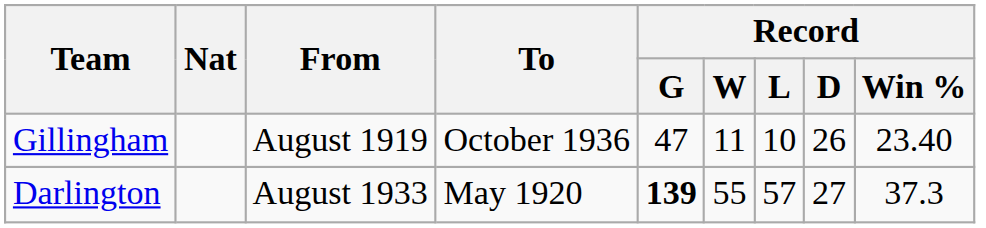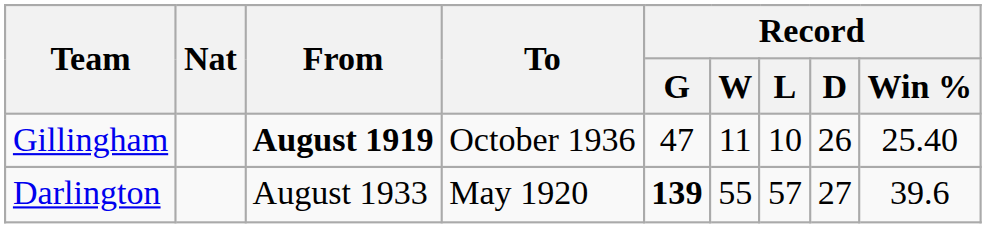(340, 139) normal -> (343, 139) bold
(914, 139) 23.40 -> (920, 139) 25.40
(914, 193) 37.3 -> (920, 193) 39.6
